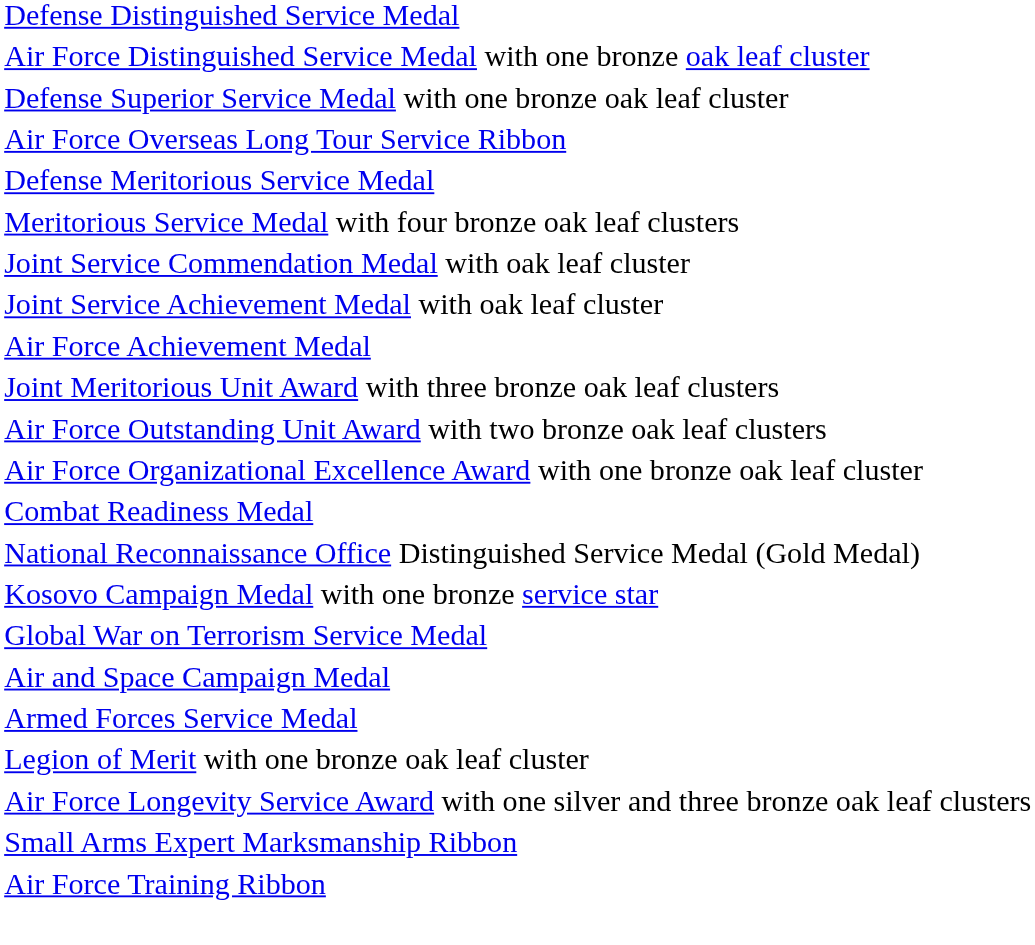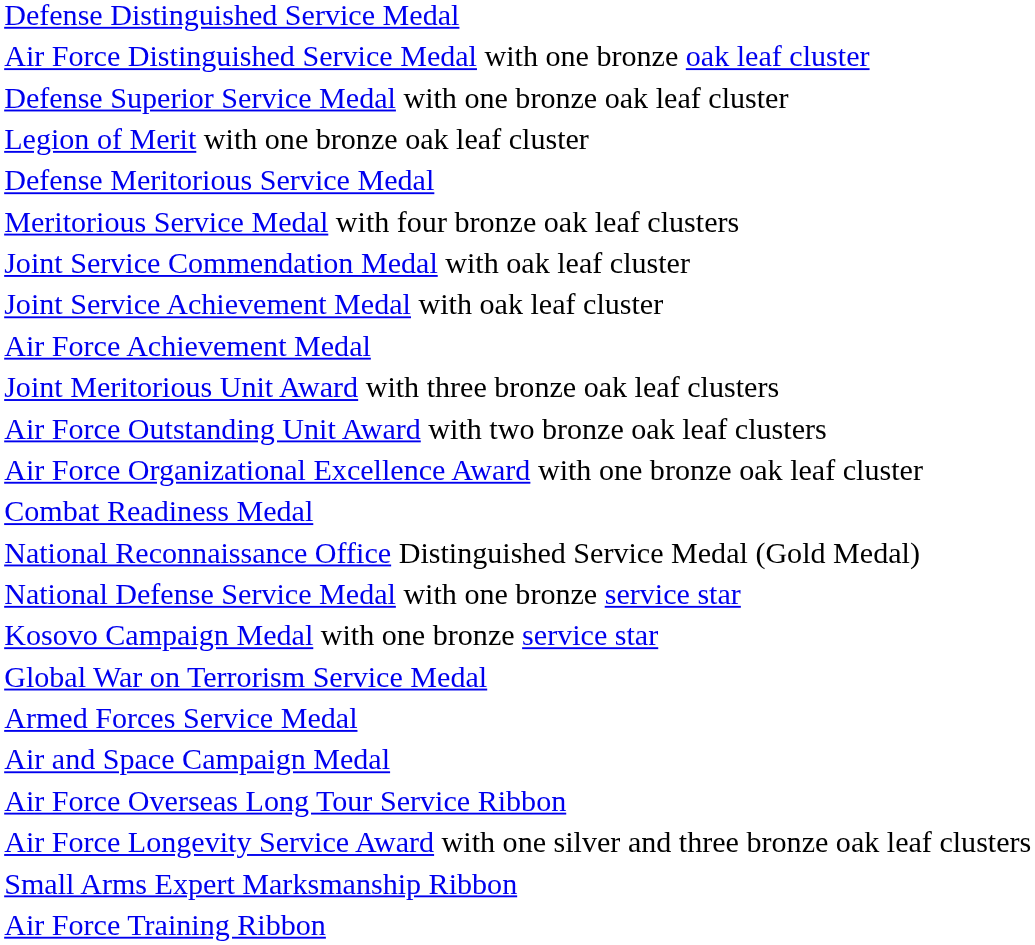rows swapped: (297, 759) <-> (285, 139)
+ row: (372, 594)
rows swapped: (181, 718) <-> (197, 676)
